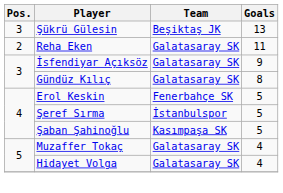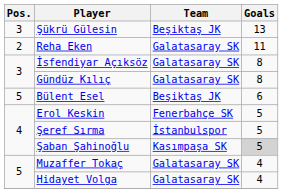(260, 63) 9 -> (260, 63) 8
+ row: (70, 96)
(260, 130) no background -> (260, 147) lightgrey background
